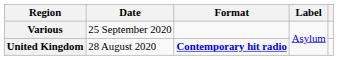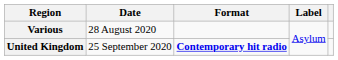(130, 30) 25 September 2020 -> (122, 30) 28 August 2020
(122, 47) 28 August 2020 -> (130, 47) 25 September 2020
